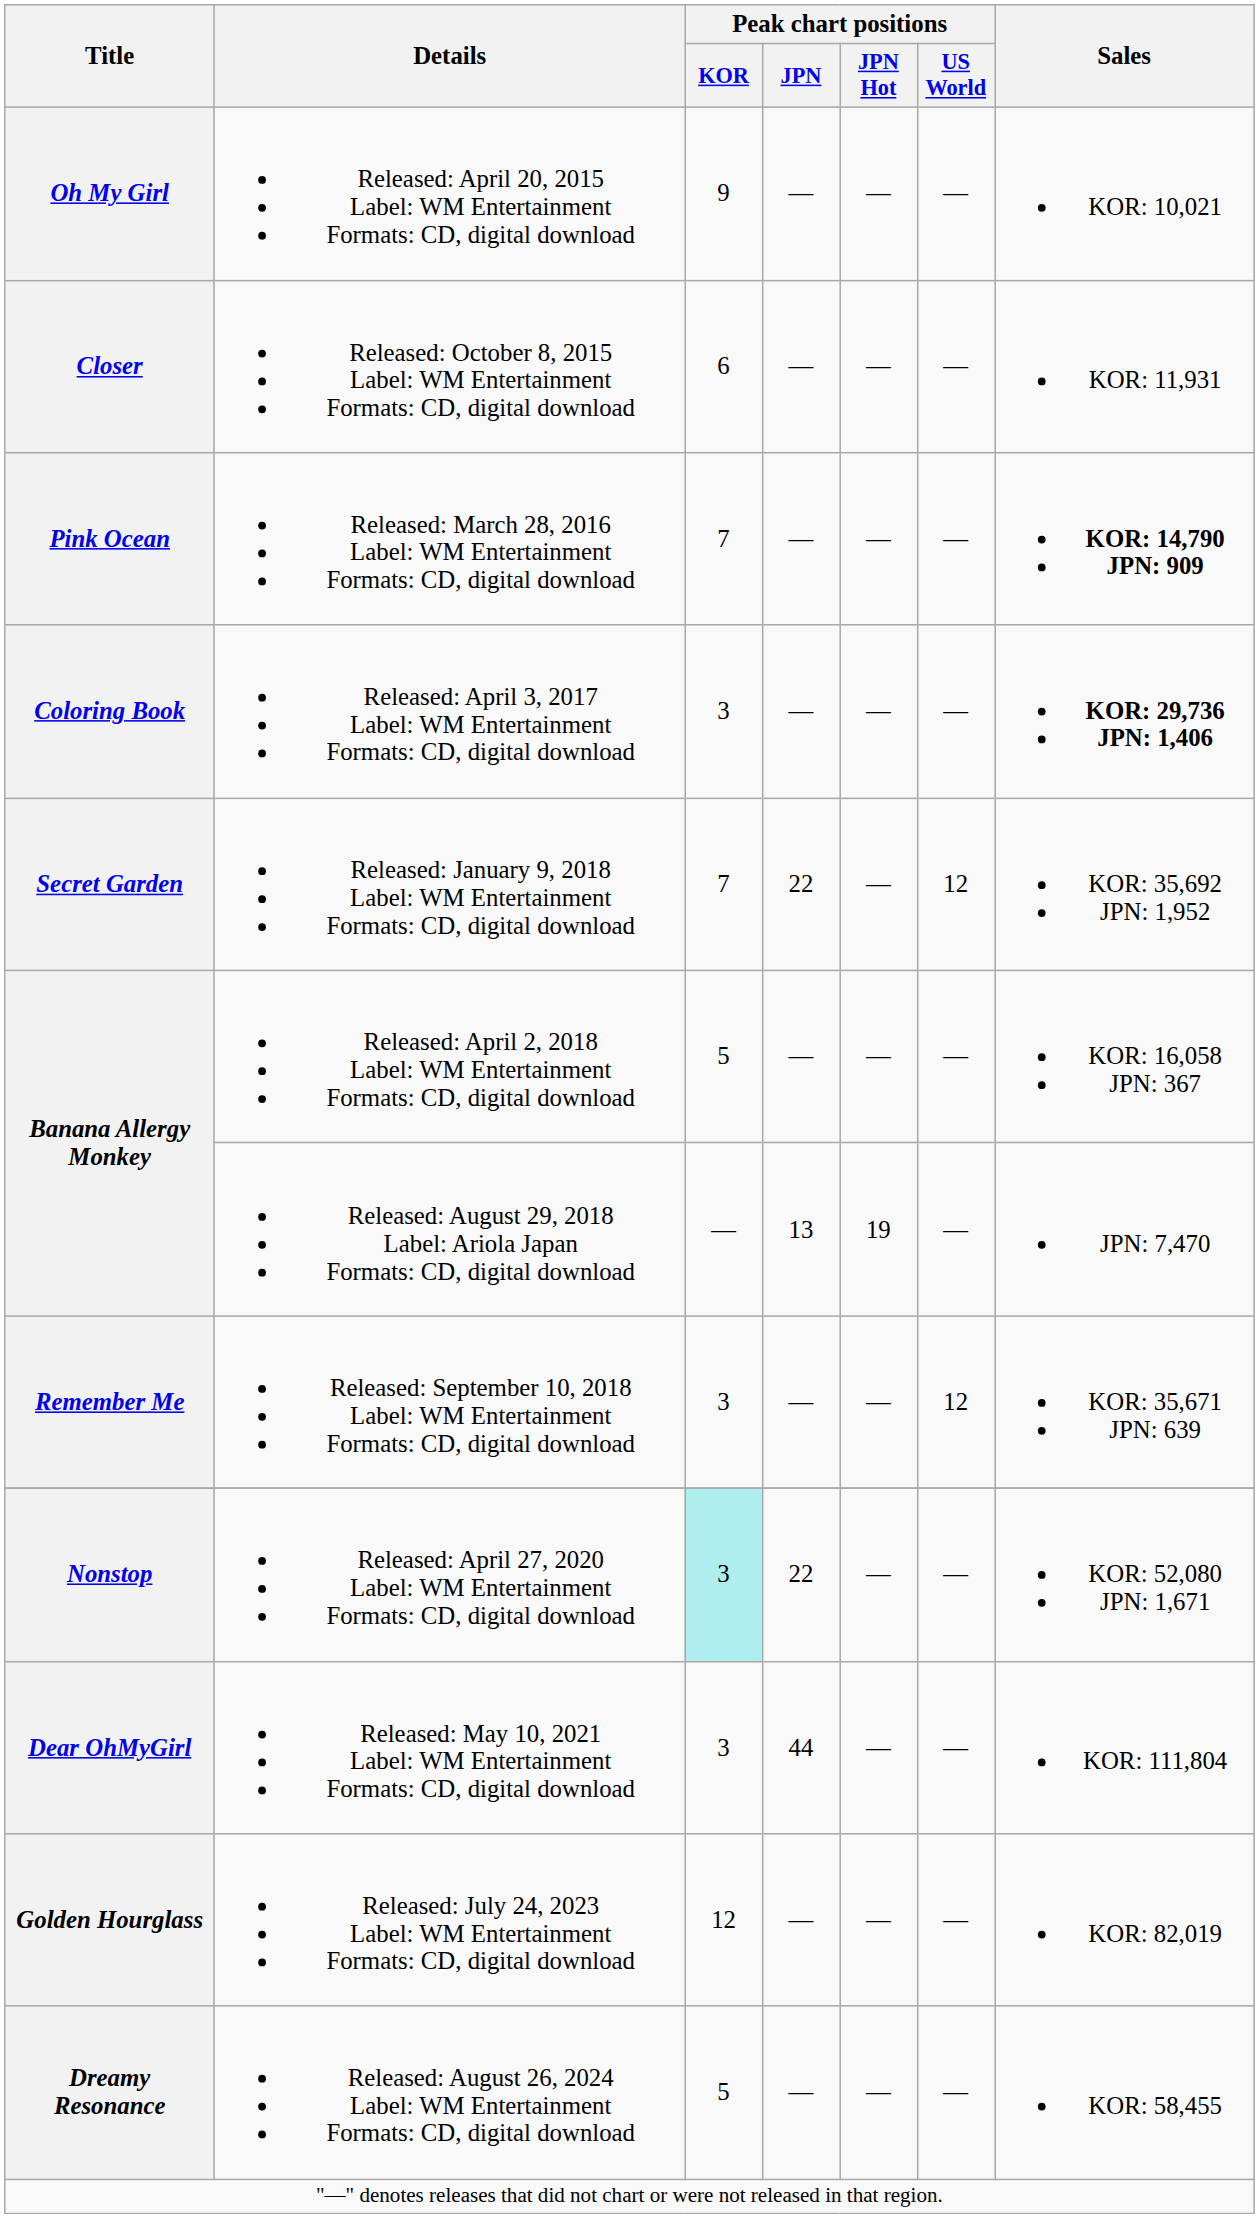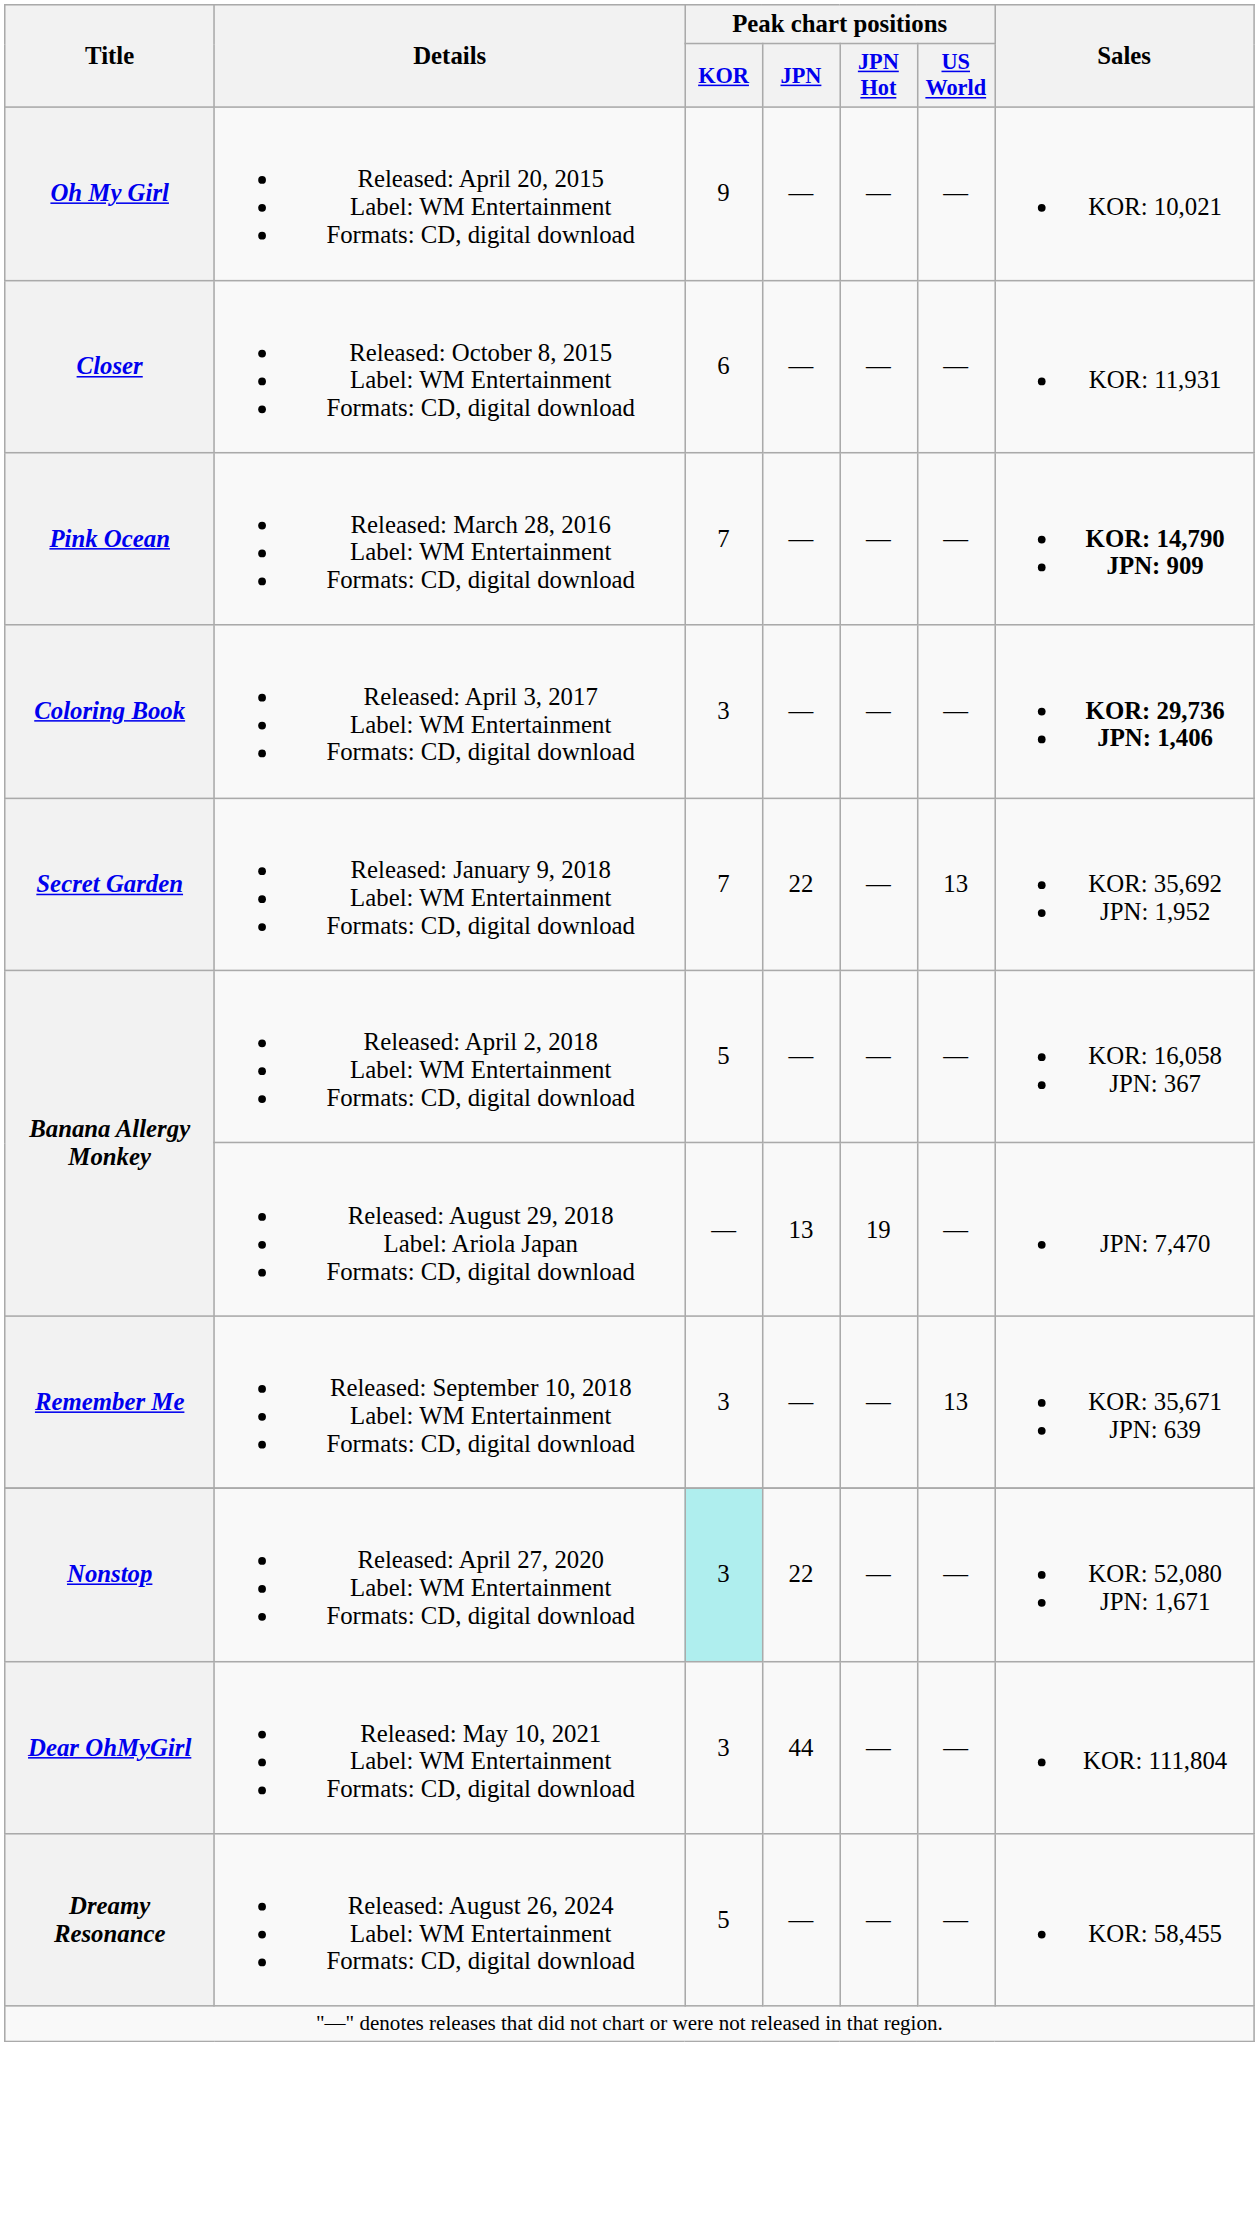(956, 883) 12 -> (956, 883) 13
(956, 1401) 12 -> (956, 1401) 13
- row: (110, 1919)
